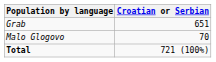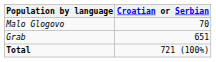rows swapped: (16, 24) <-> (35, 37)
